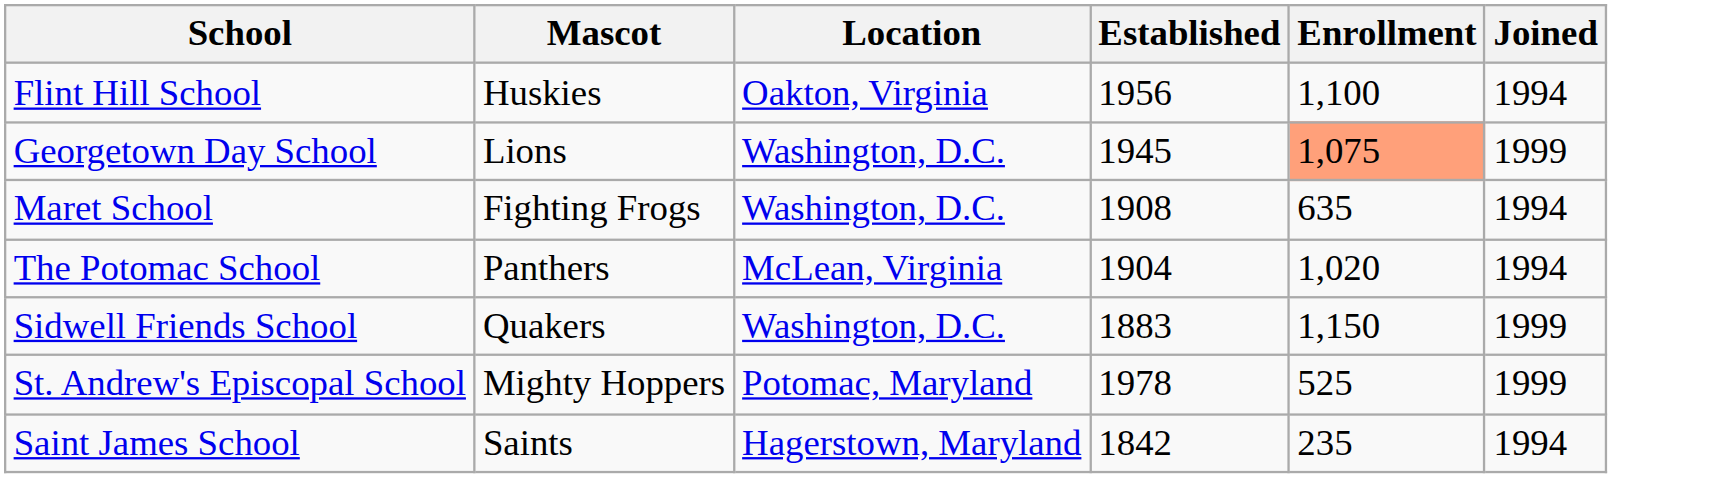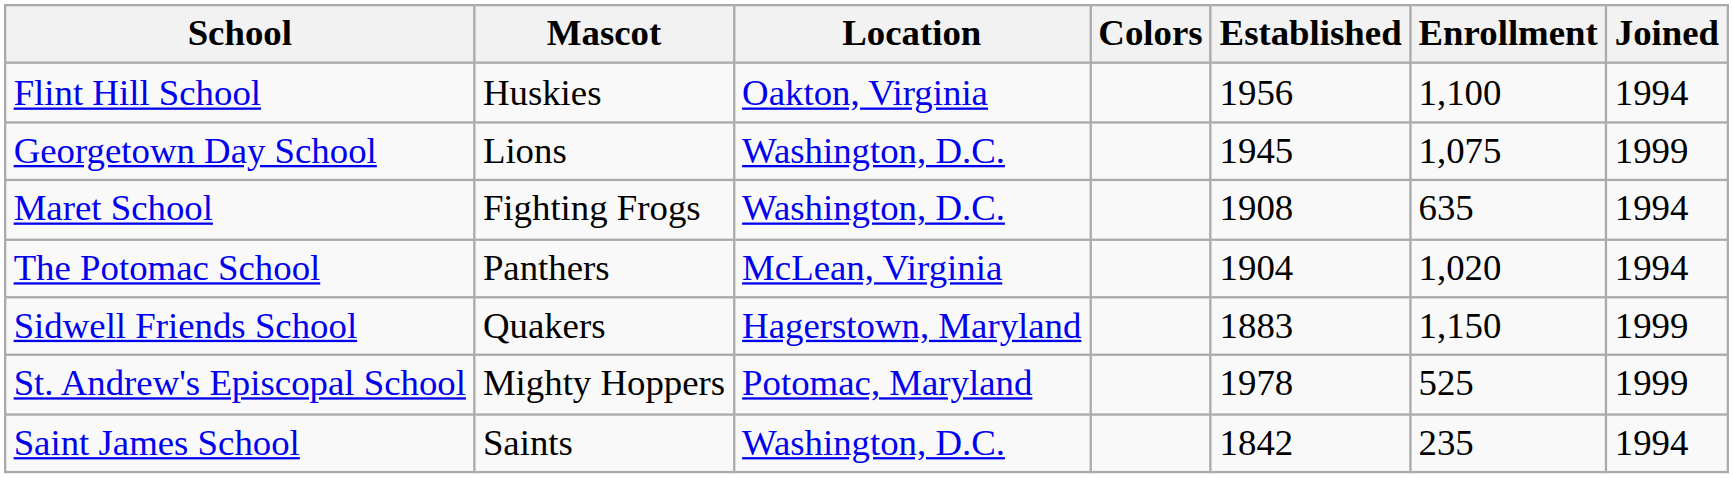+ column: (1150, 33)
(1339, 150) lightsalmon background -> (1460, 150) no background
(874, 325) Washington, D.C. -> (912, 325) Hagerstown, Maryland
(912, 442) Hagerstown, Maryland -> (874, 442) Washington, D.C.
